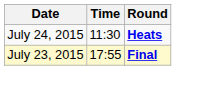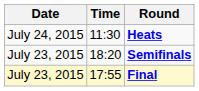+ row: (159, 55)
